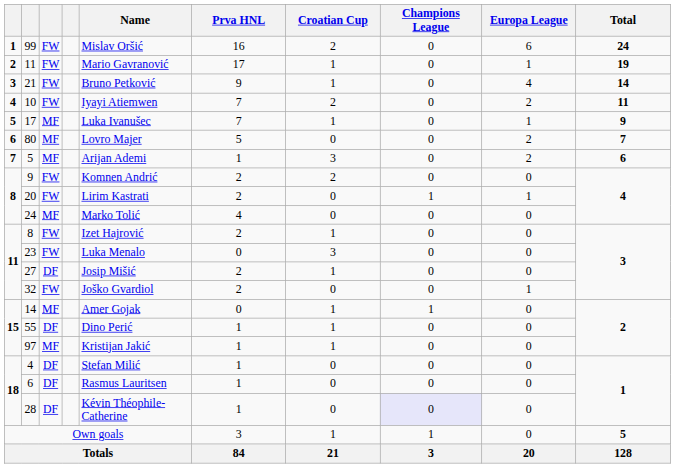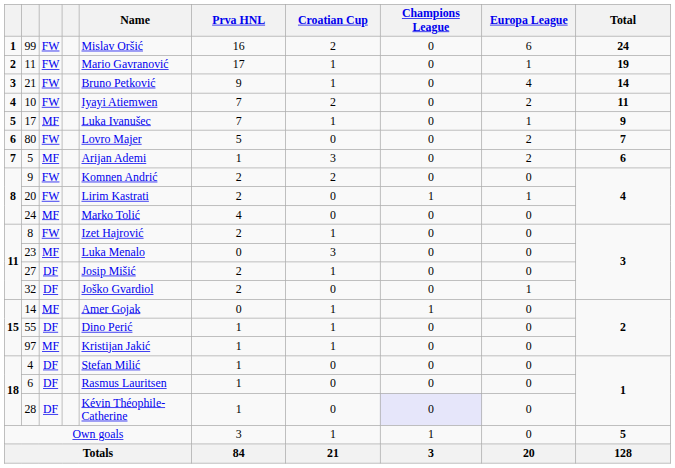(51, 139) MF -> (51, 139) FW
(51, 252) FW -> (51, 252) MF
(51, 290) FW -> (51, 290) DF
